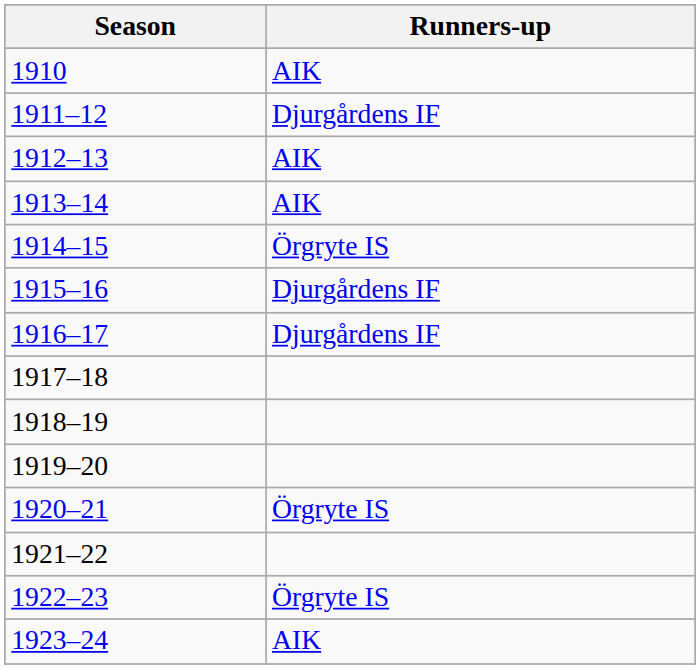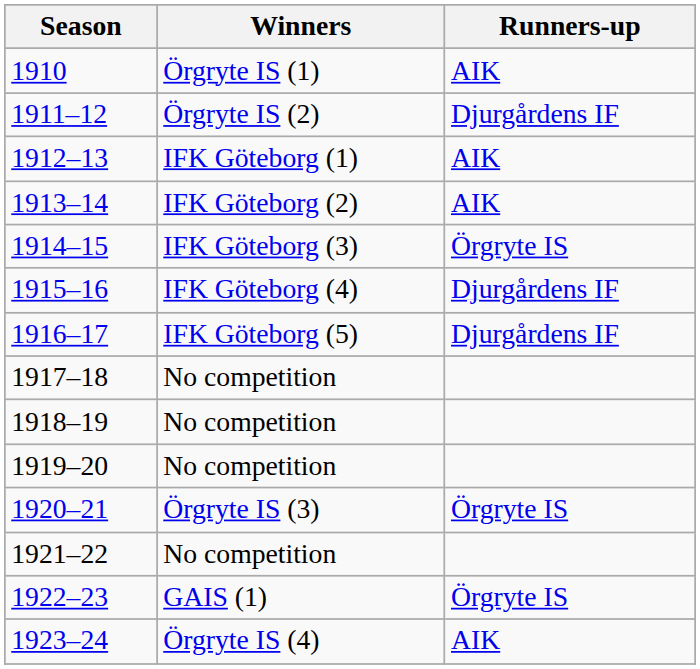+ column: (301, 26)
